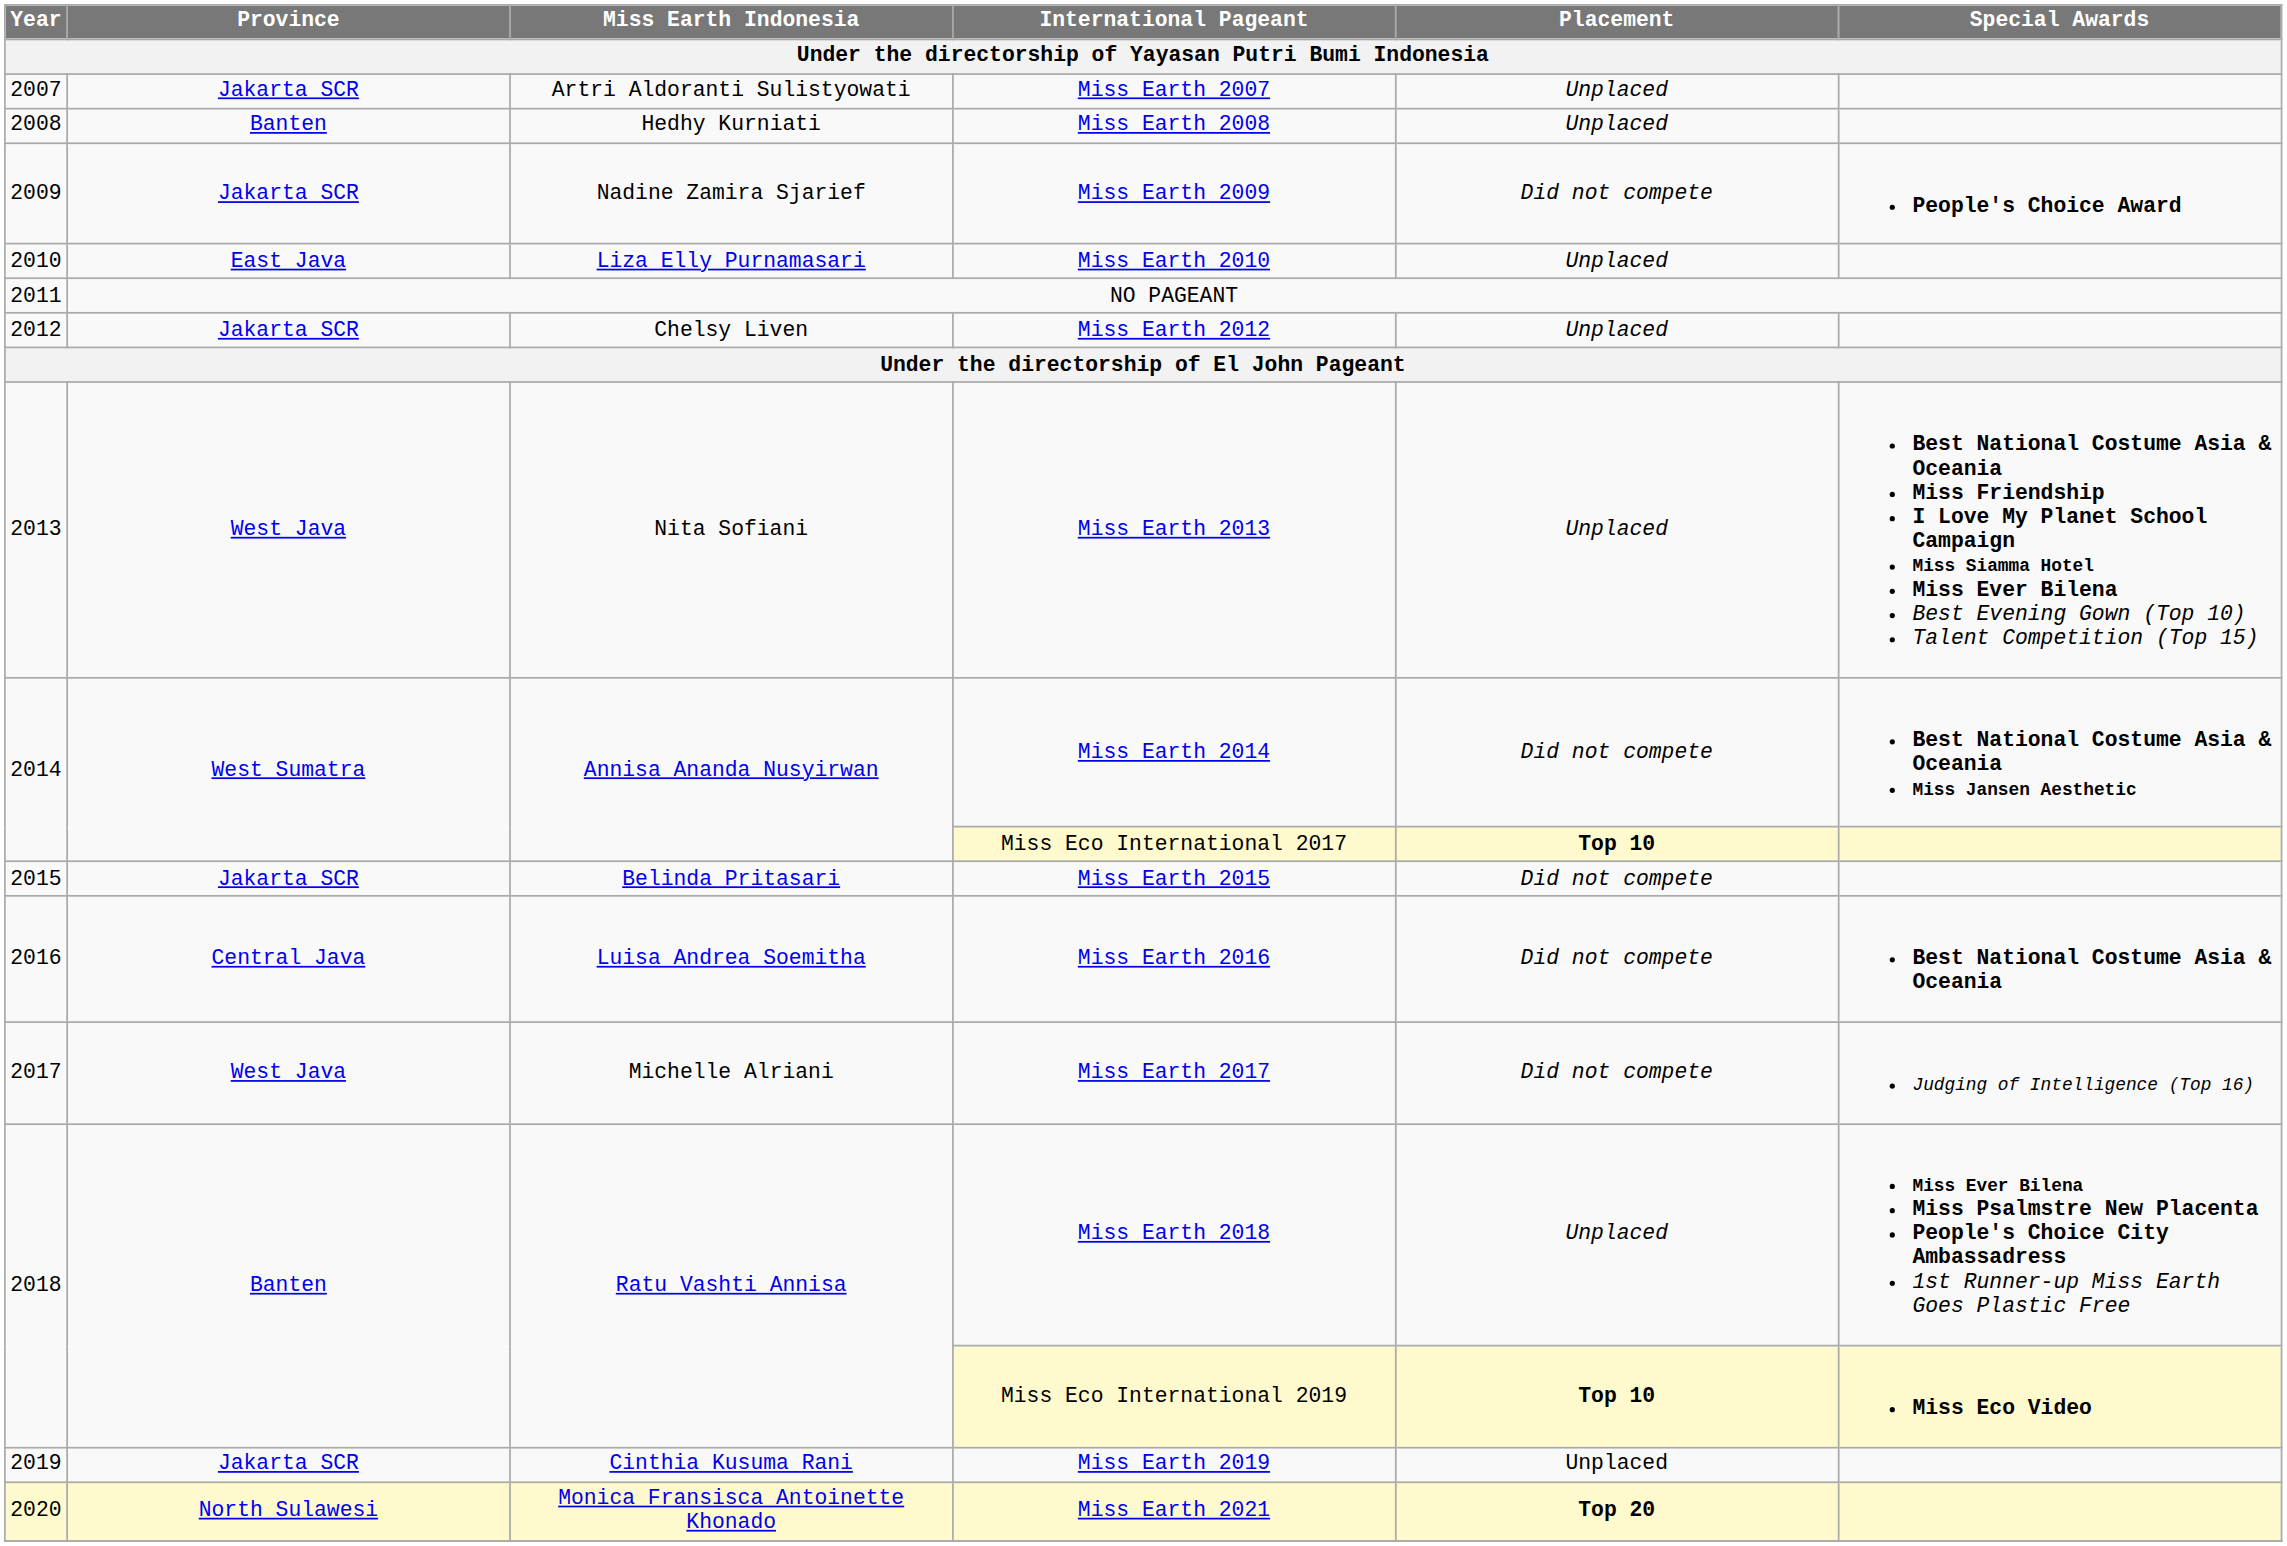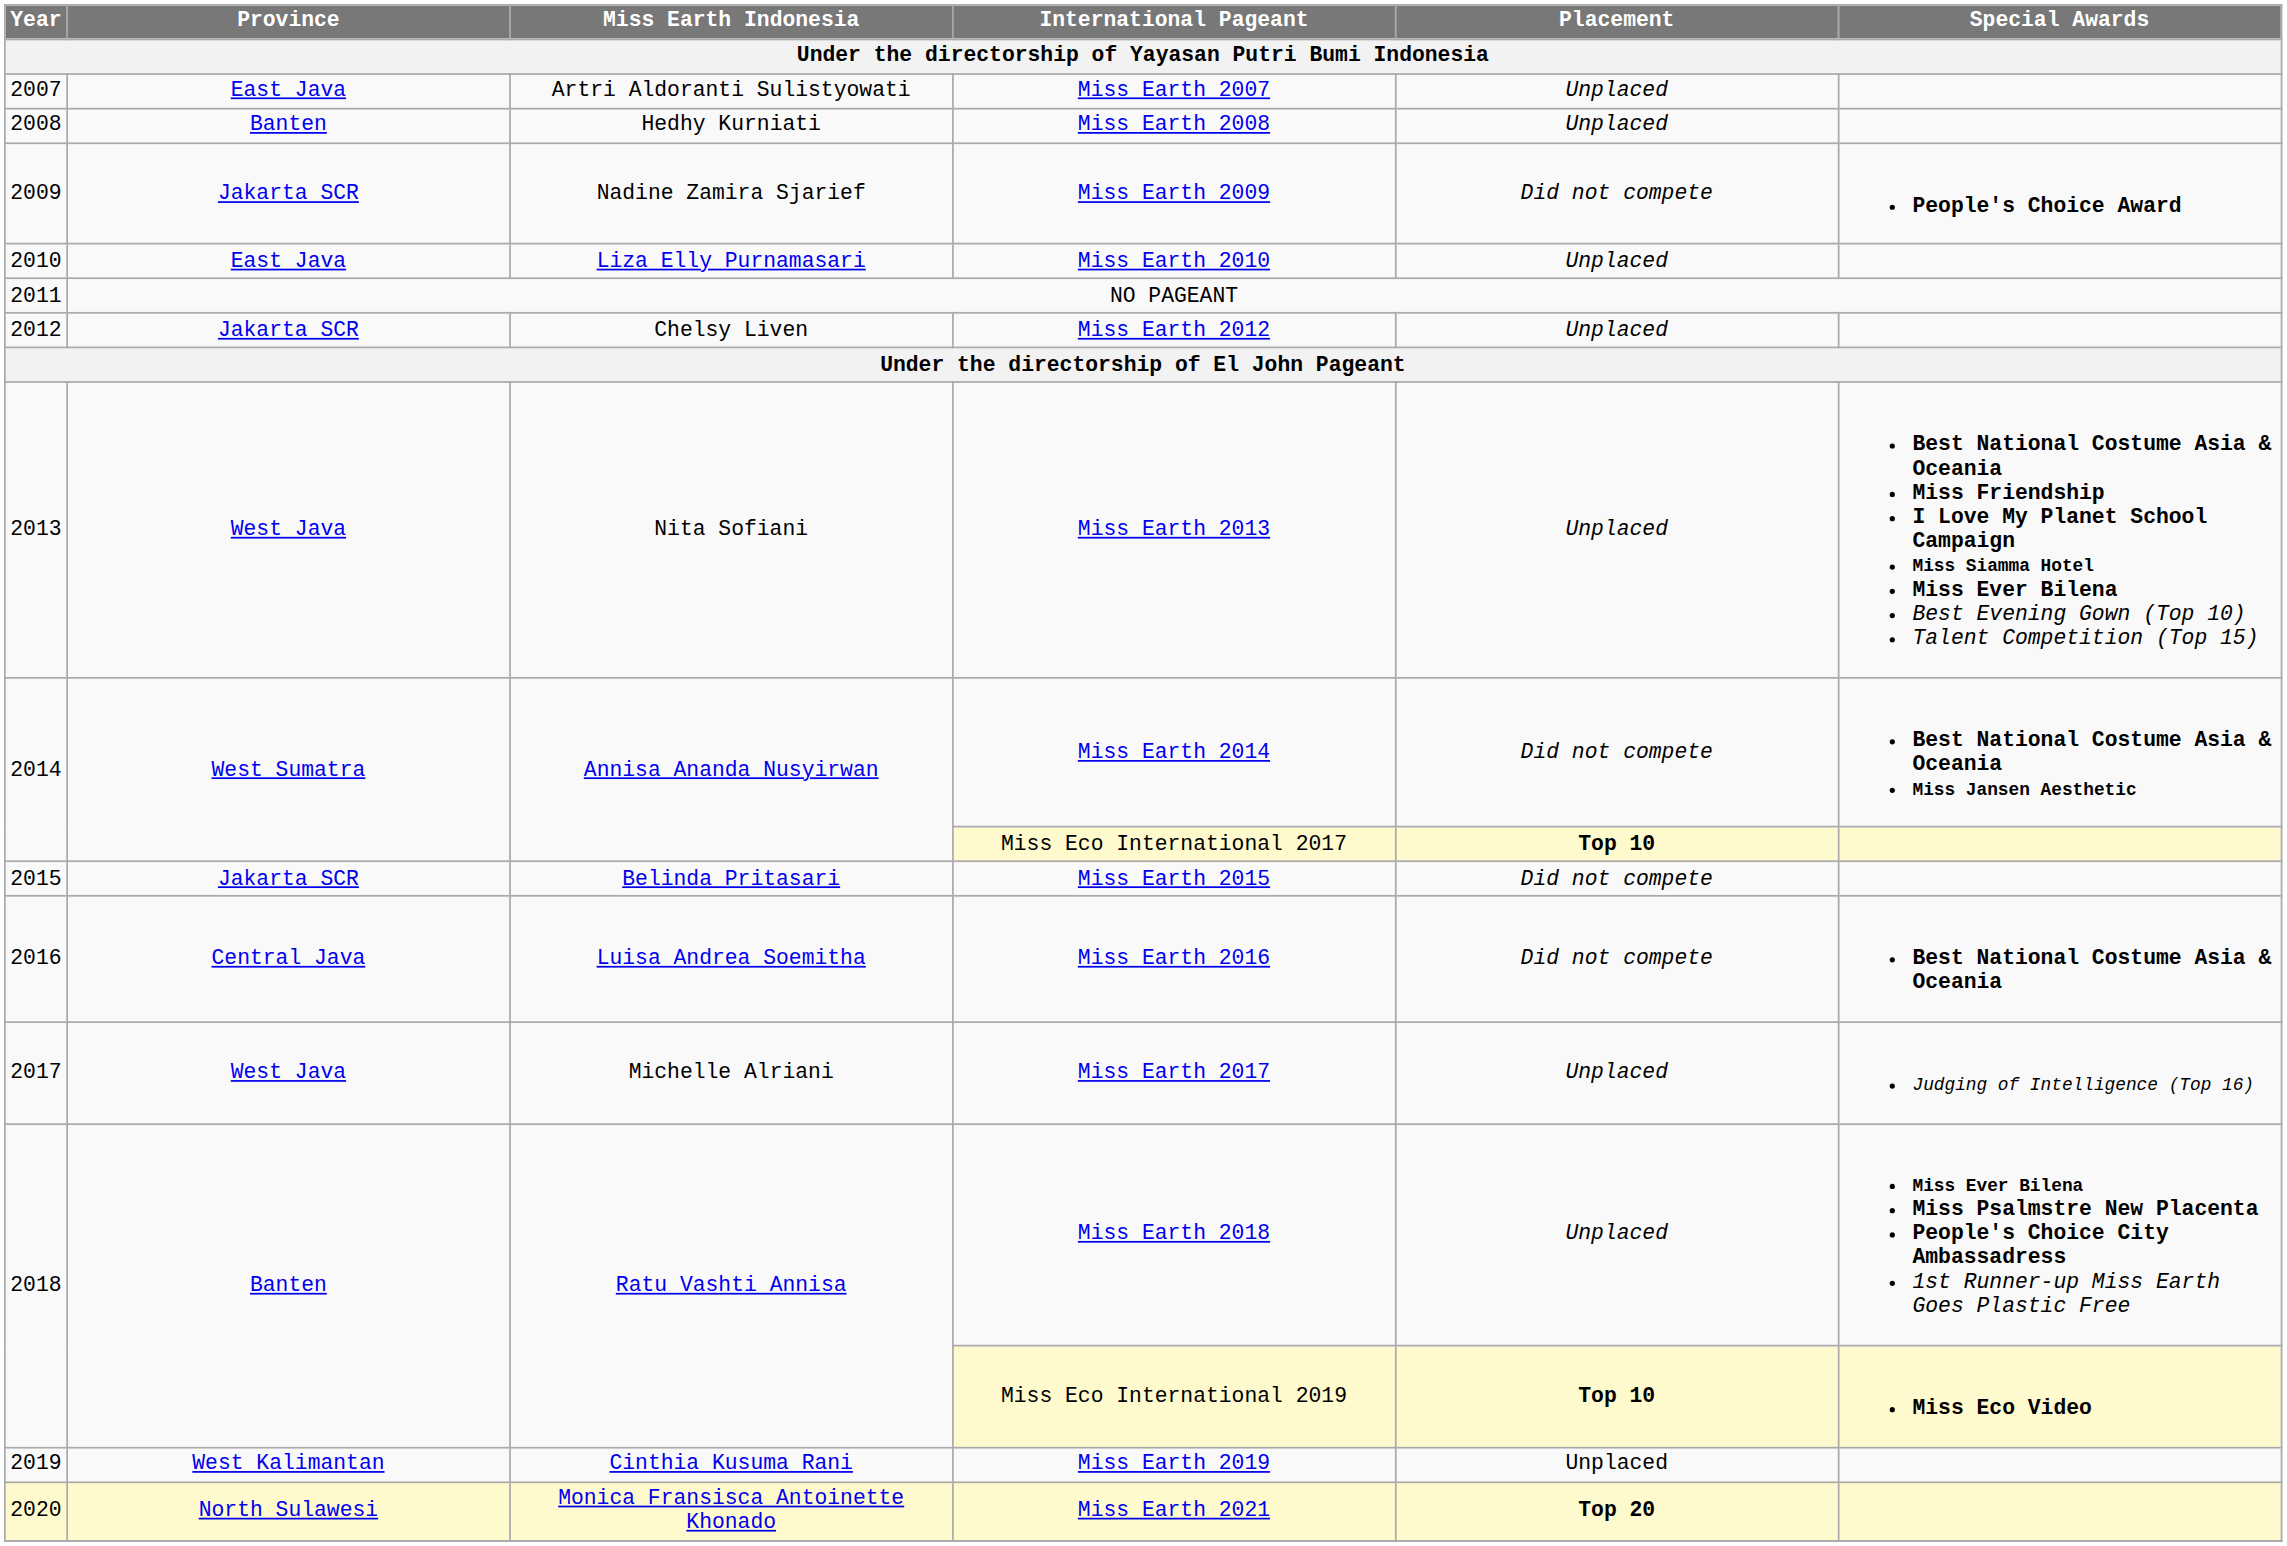(288, 91) Jakarta SCR -> (288, 91) East Java
(1617, 1073) Did not compete -> (1617, 1073) Unplaced
(288, 1465) Jakarta SCR -> (288, 1465) West Kalimantan
